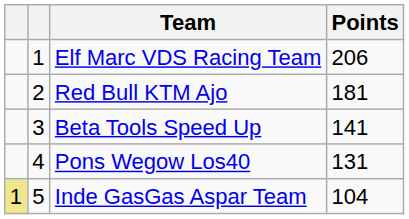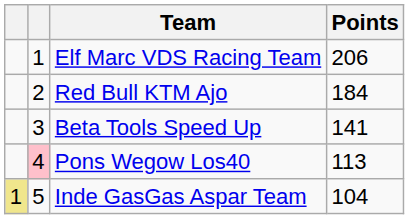(350, 92) 181 -> (350, 92) 184
(38, 162) no background -> (38, 162) pink background
(350, 162) 131 -> (349, 162) 113
